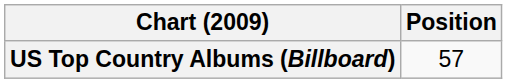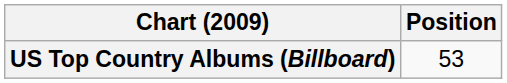(451, 59) 57 -> (451, 59) 53
